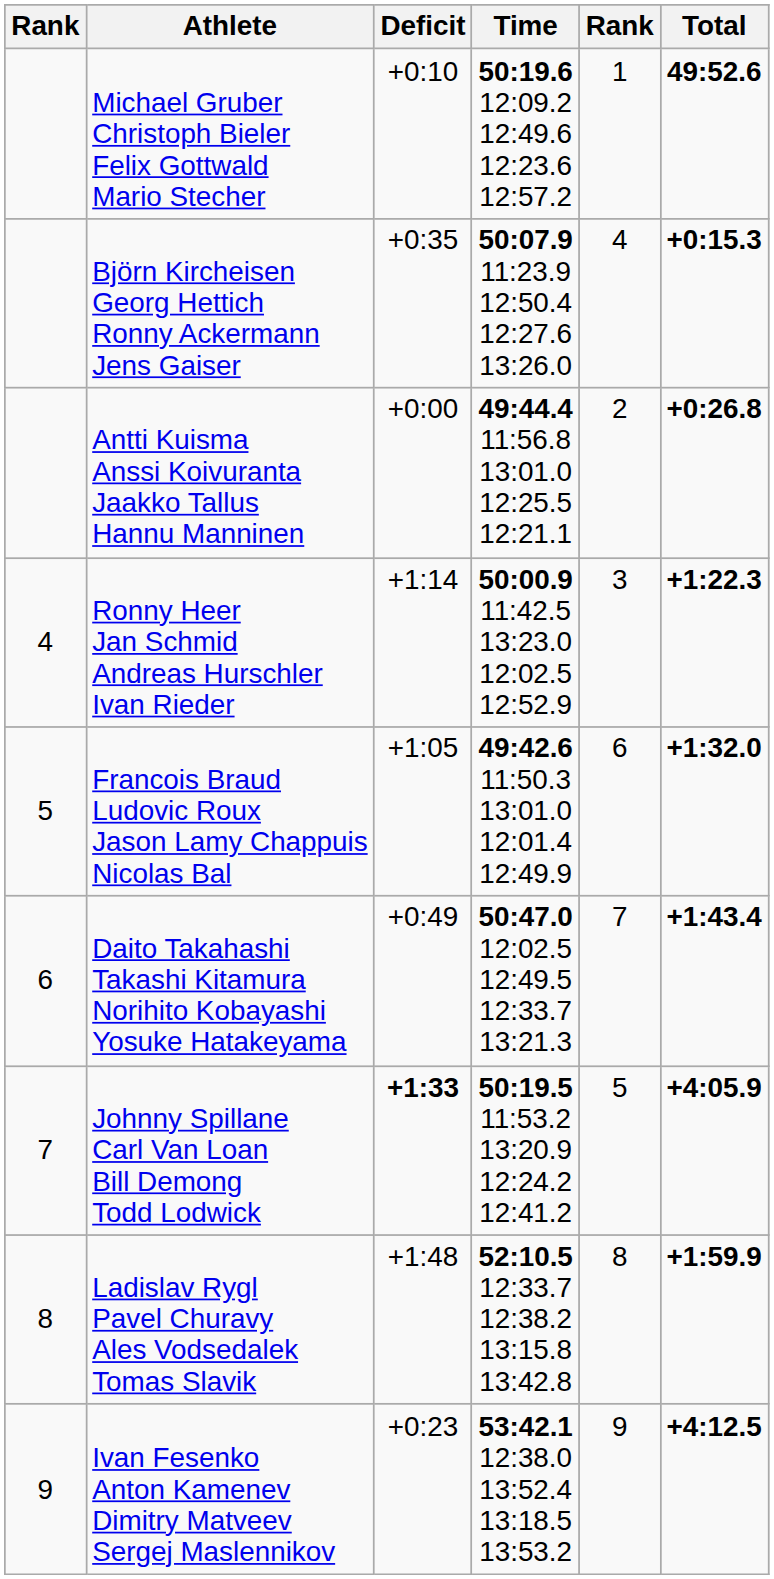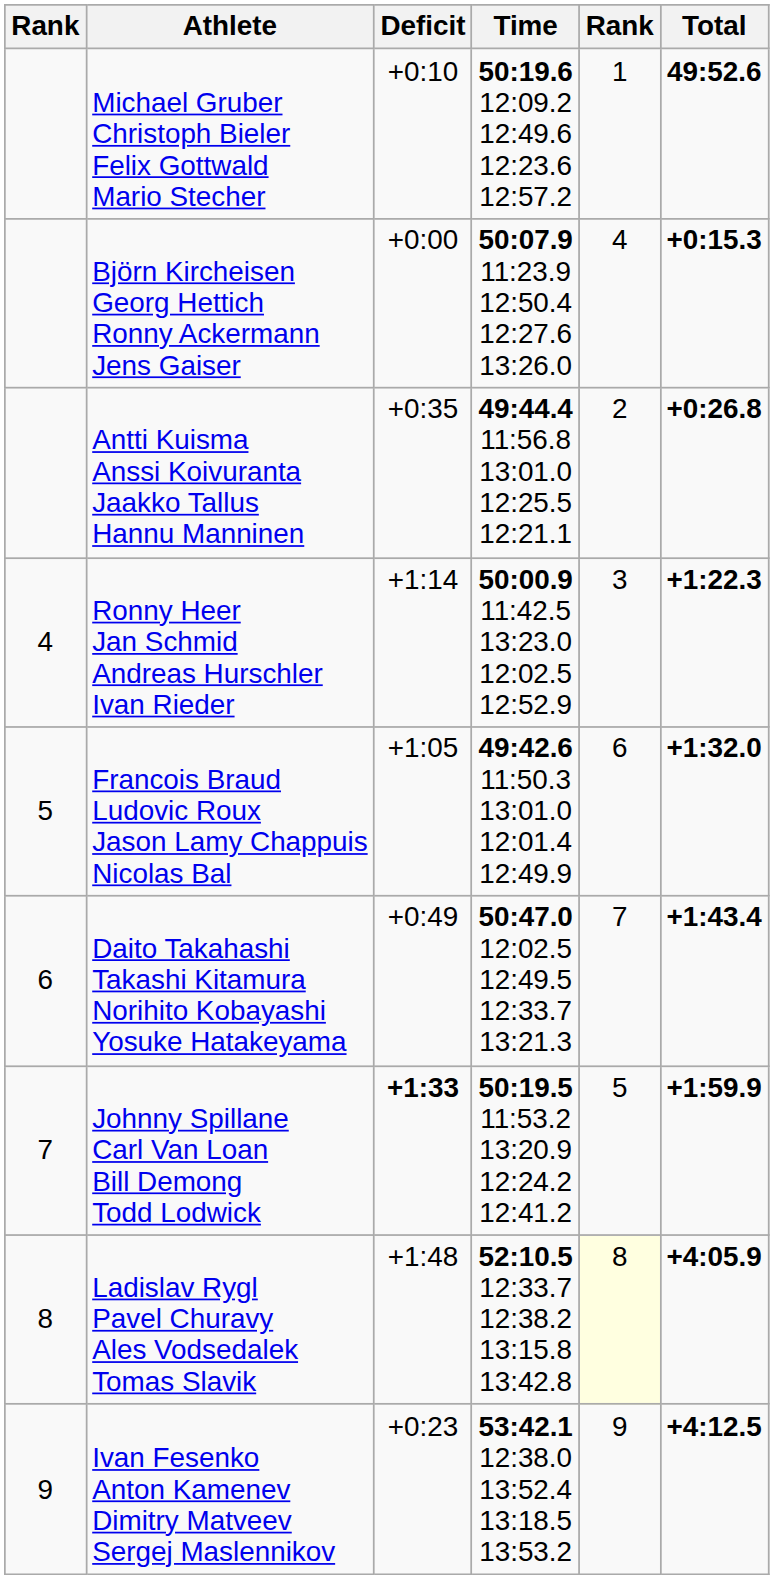(423, 240) +0:35 -> (423, 240) +0:00
(423, 409) +0:00 -> (423, 409) +0:35
(714, 1087) +4:05.9 -> (714, 1087) +1:59.9
(620, 1256) no background -> (620, 1256) lightyellow background
(714, 1256) +1:59.9 -> (714, 1256) +4:05.9
